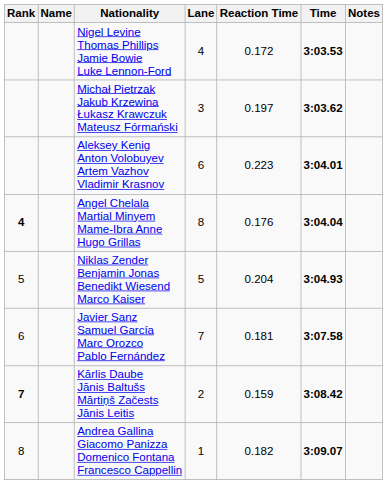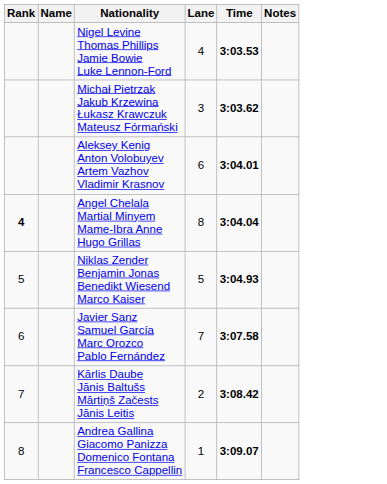- column: (259, 13)
(21, 394) bold -> (21, 394) normal
